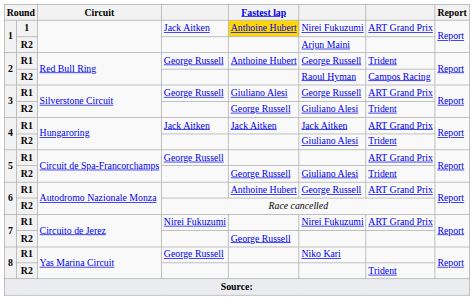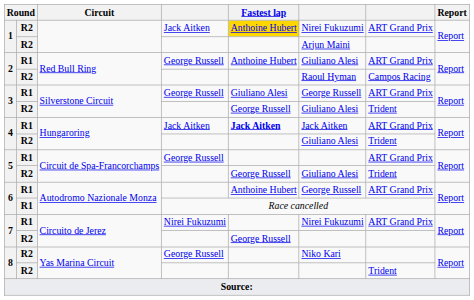(27, 28) 1 -> (27, 28) R2
(331, 60) George Russell -> (330, 60) Giuliano Alesi
(383, 60) Trident -> (401, 60) ART Grand Prix
(254, 125) normal -> (256, 125) bold
(27, 206) R2 -> (27, 206) R1
(27, 254) R1 -> (27, 254) R2
